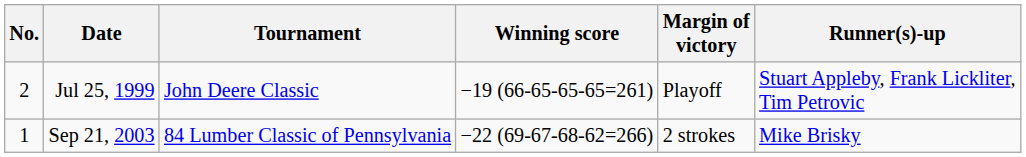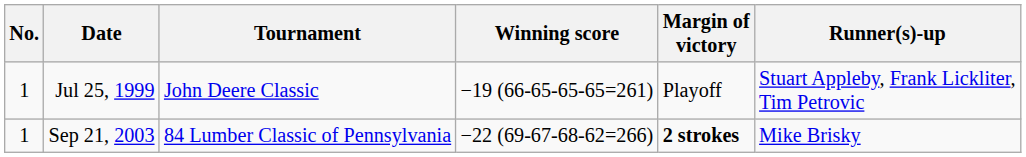(24, 90) 2 -> (24, 90) 1
(699, 135) normal -> (701, 135) bold
